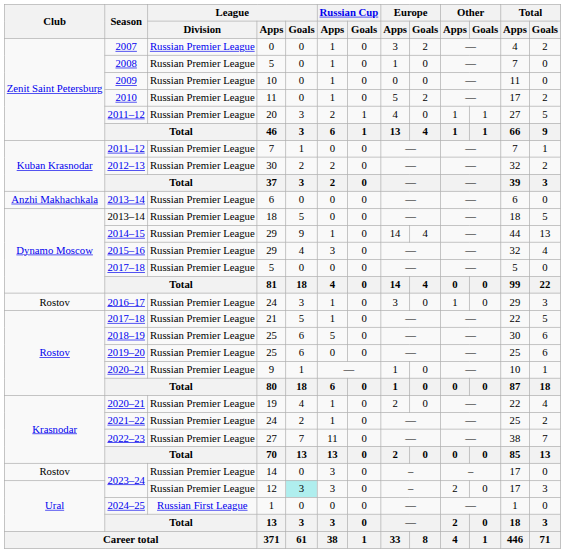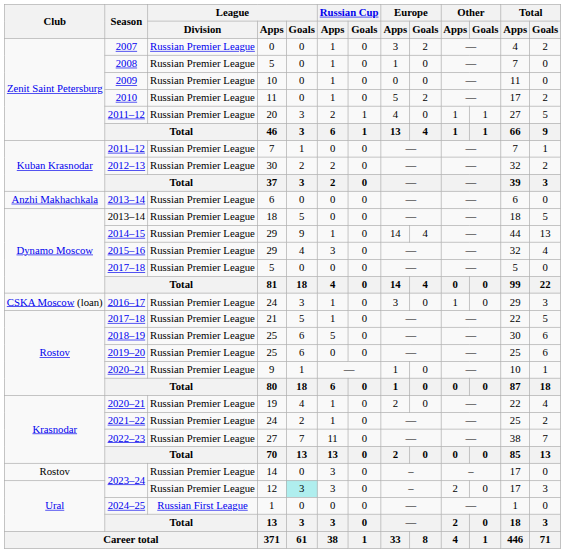(55, 302) Rostov -> (55, 302) CSKA Moscow (loan)
